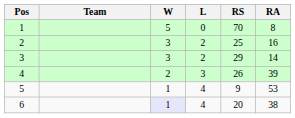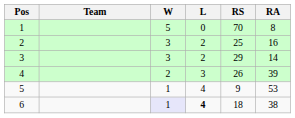(203, 105) normal -> (203, 105) bold
(238, 105) 20 -> (238, 105) 18
